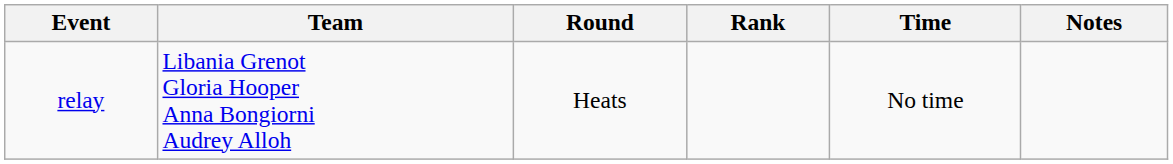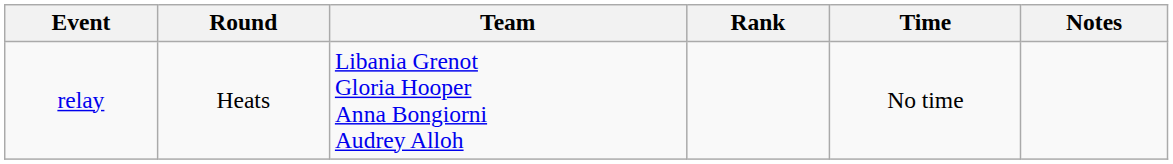columns swapped: (335, 23) <-> (600, 23)
